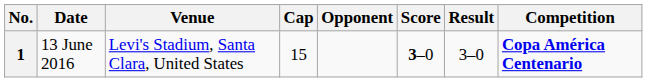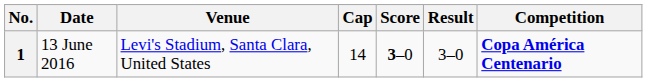- column: (357, 17)
(299, 53) 15 -> (358, 53) 14
